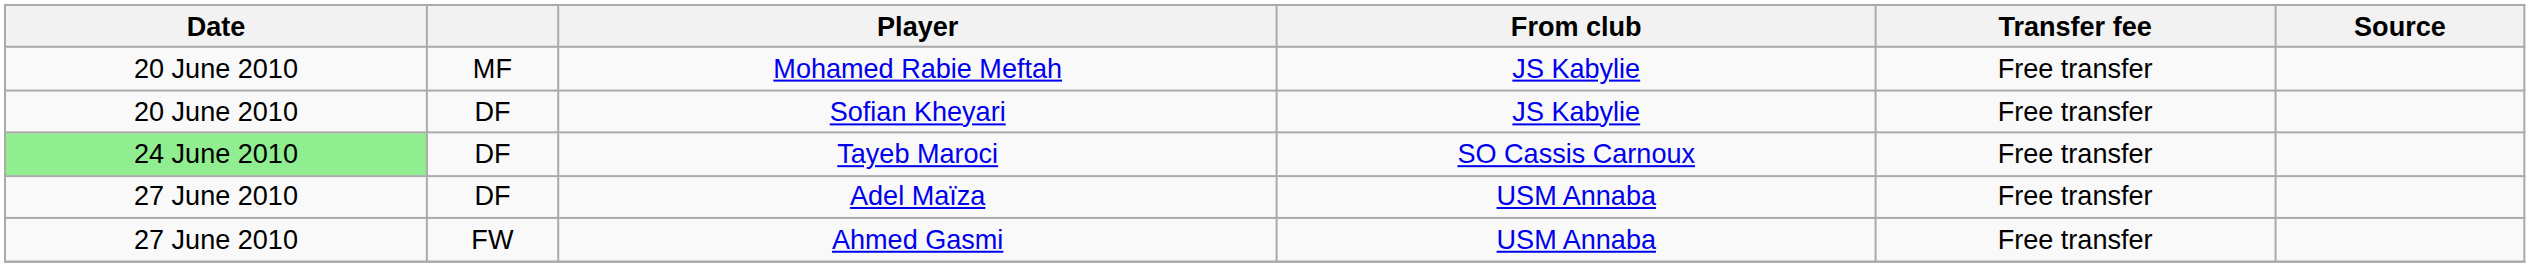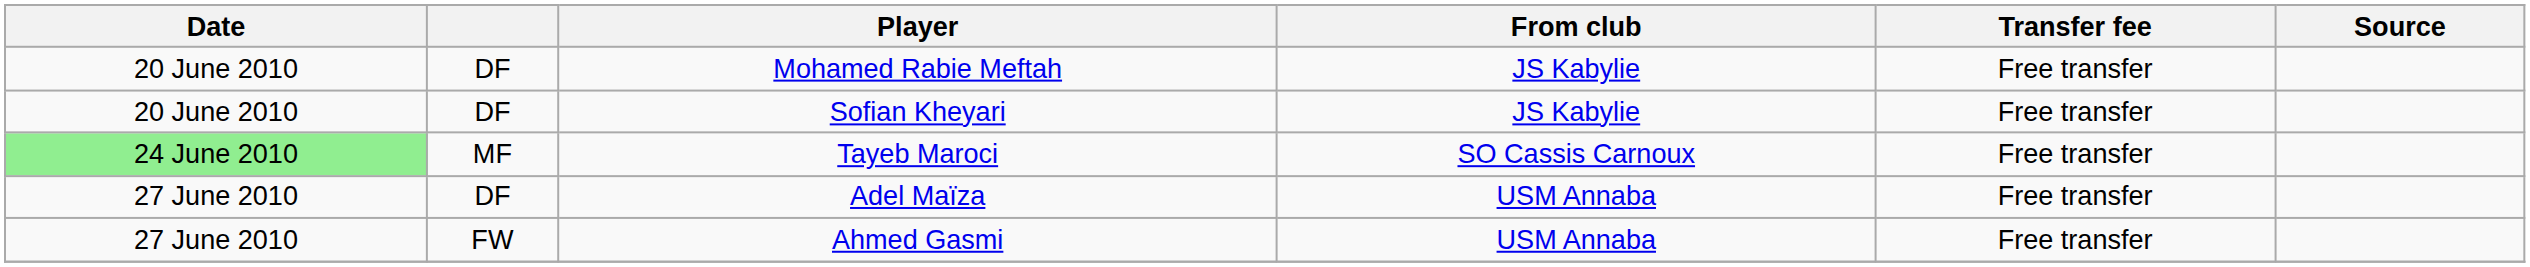(492, 69) MF -> (492, 69) DF
(492, 154) DF -> (492, 154) MF
